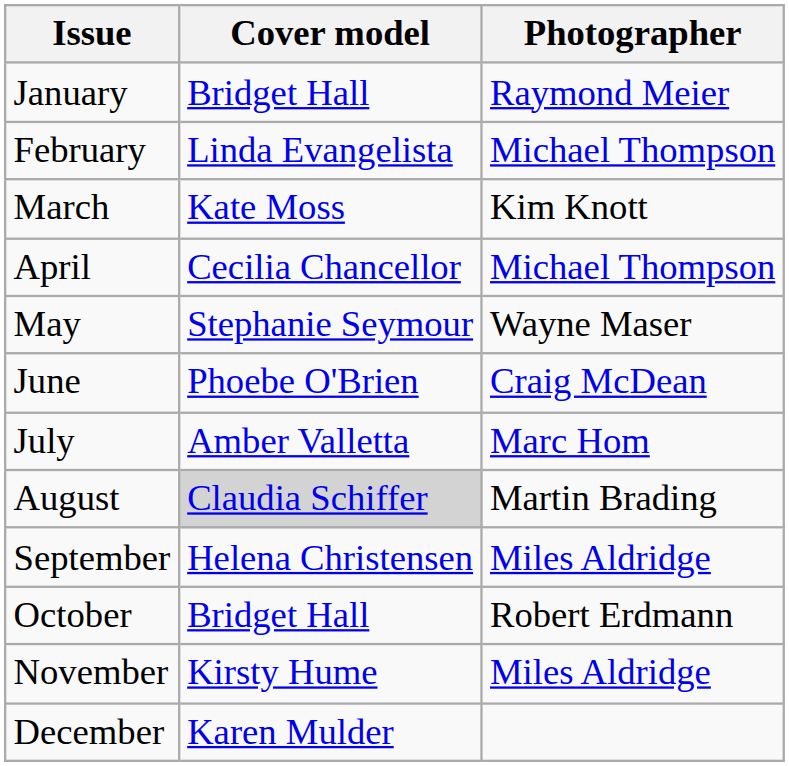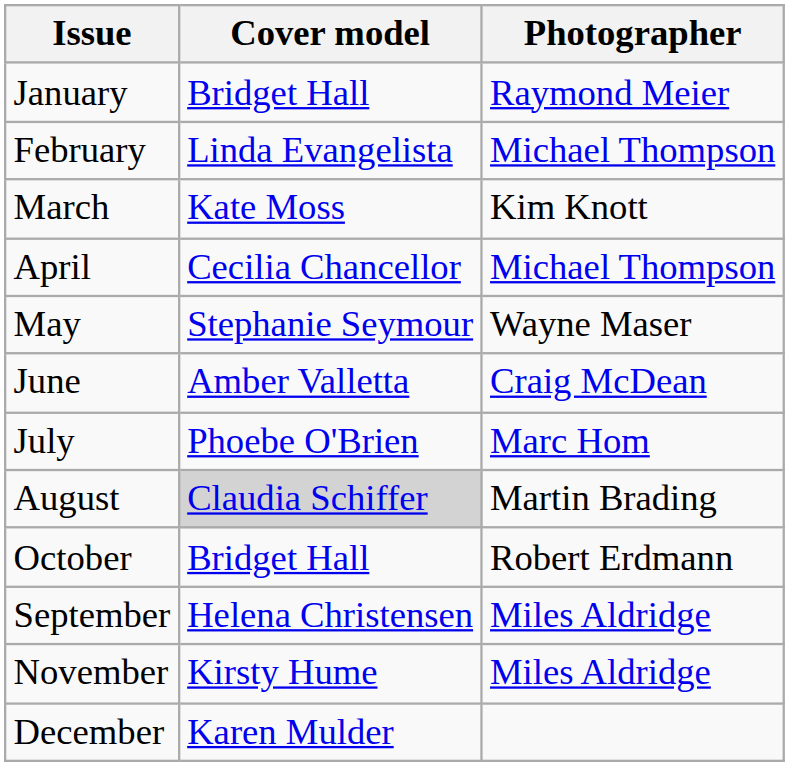(303, 382) Phoebe O'Brien -> (298, 382) Amber Valletta
(298, 440) Amber Valletta -> (303, 440) Phoebe O'Brien
rows swapped: (92, 556) <-> (73, 614)
